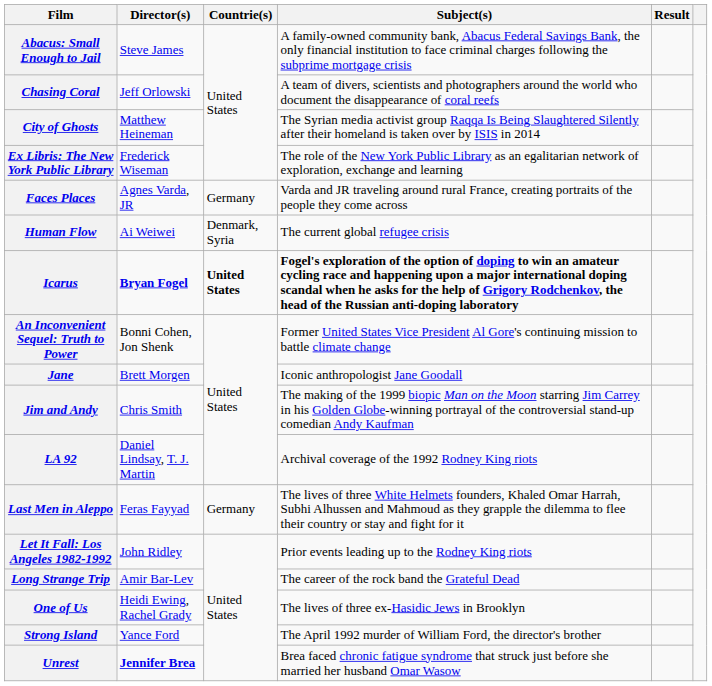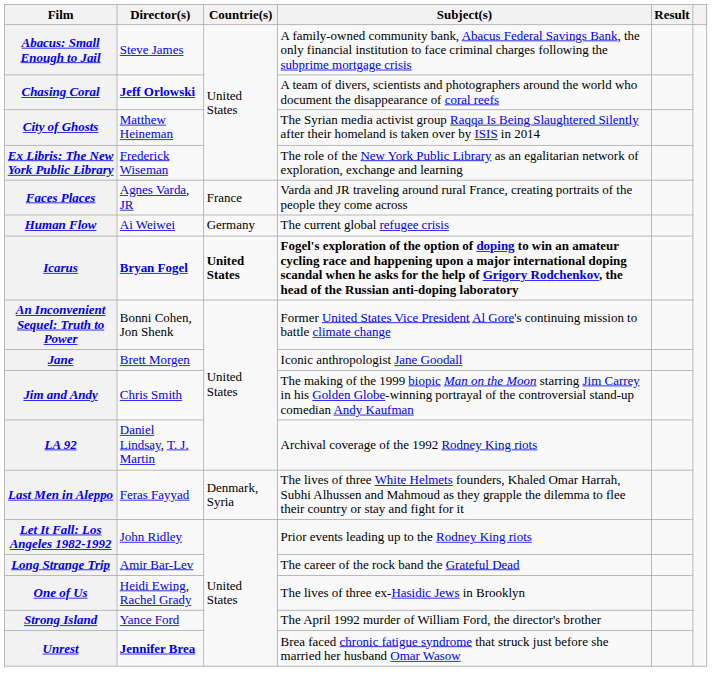(155, 92) normal -> (157, 92) bold
(231, 197) Germany -> (224, 197) France
(232, 232) Denmark, Syria -> (231, 225) Germany
(231, 509) Germany -> (232, 494) Denmark, Syria
